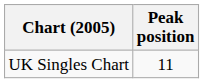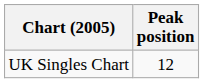(166, 63) 11 -> (166, 63) 12
